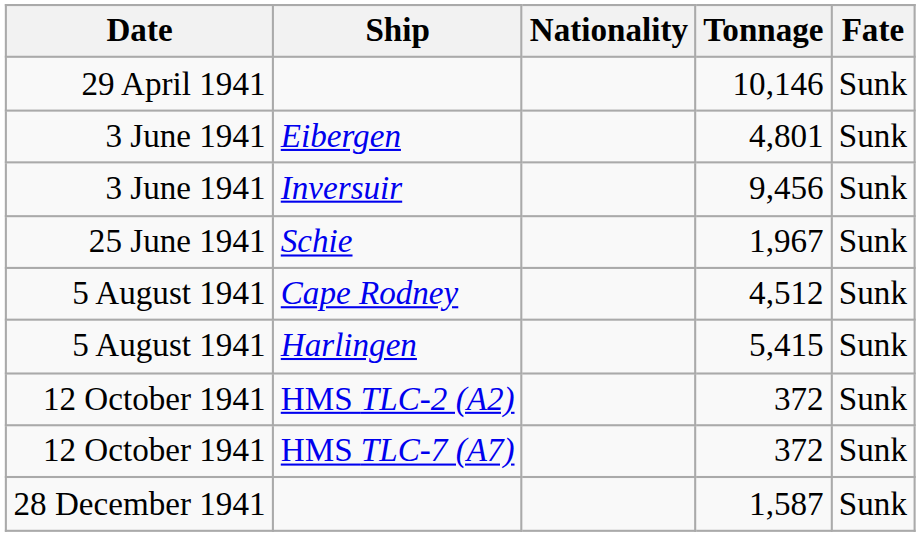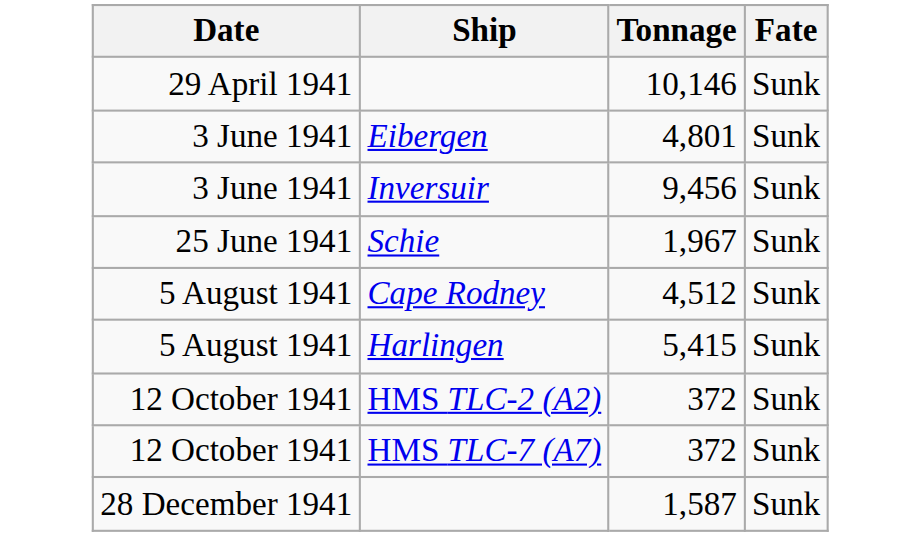- column: (609, 30)
